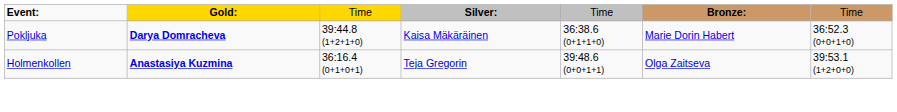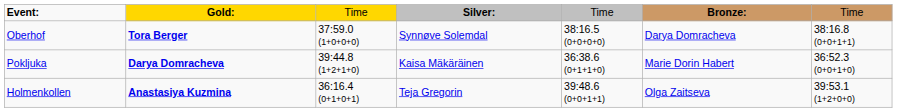+ row: (26, 35)
